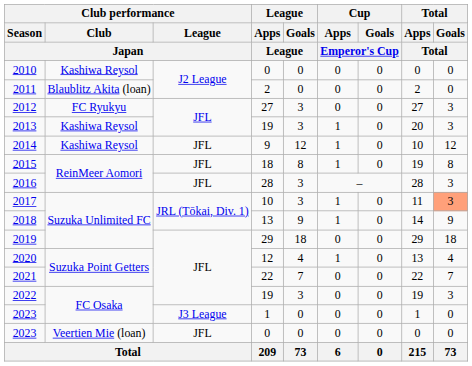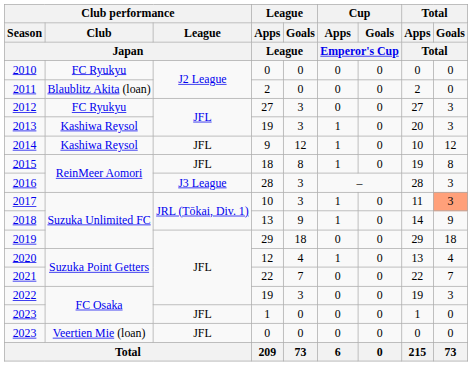(99, 70) Kashiwa Reysol -> (99, 70) FC Ryukyu
(202, 182) JFL -> (202, 182) J3 League
(202, 314) J3 League -> (202, 314) JFL
